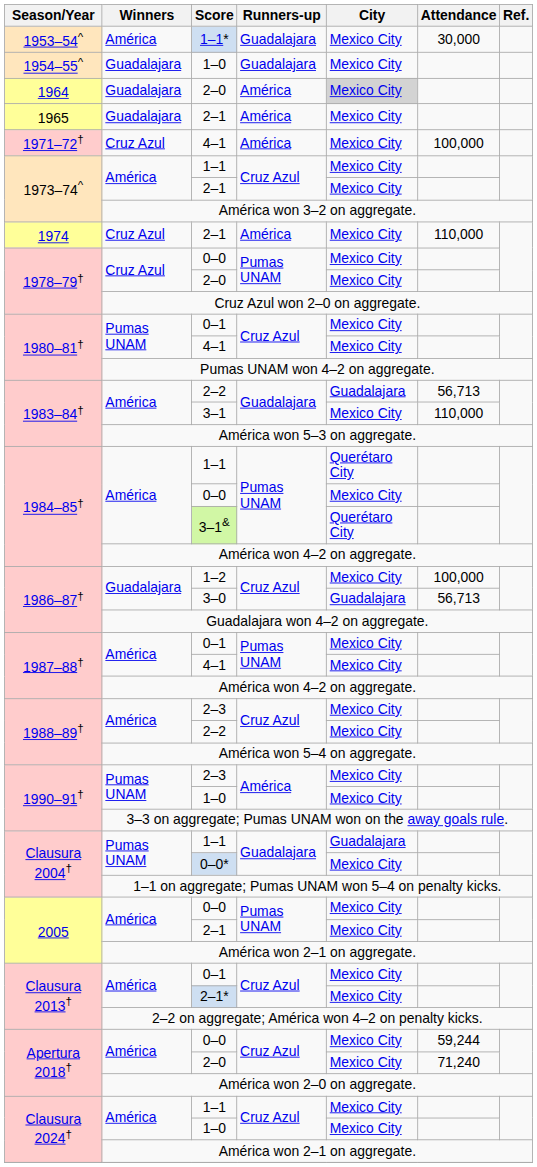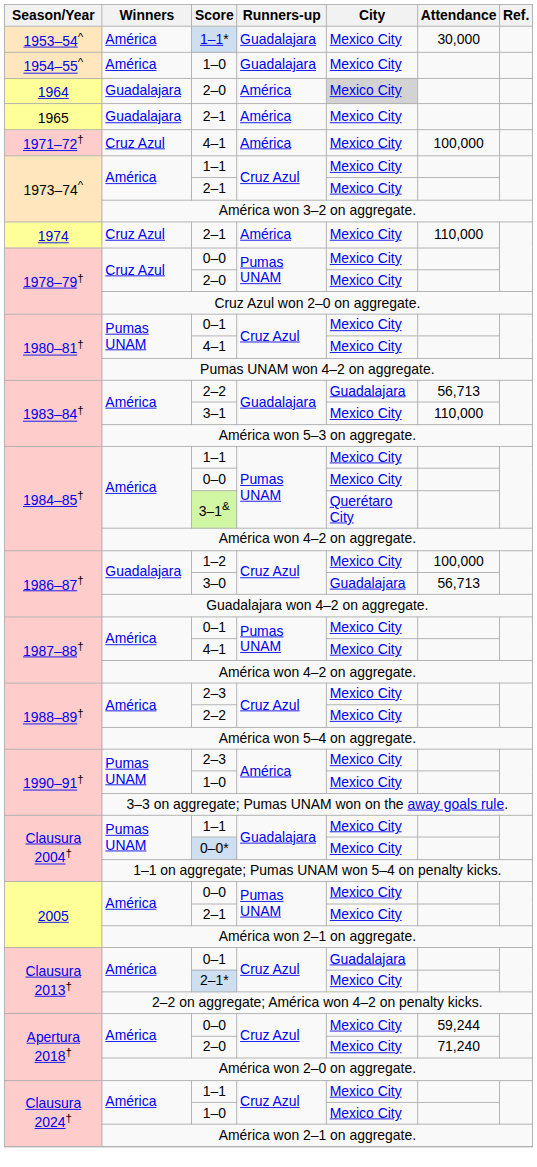(143, 65) Guadalajara -> (131, 65) América
(361, 465) Querétaro City -> (366, 457) Mexico City
(368, 842) Guadalajara -> (366, 826) Mexico City
(366, 974) Mexico City -> (368, 958) Guadalajara
